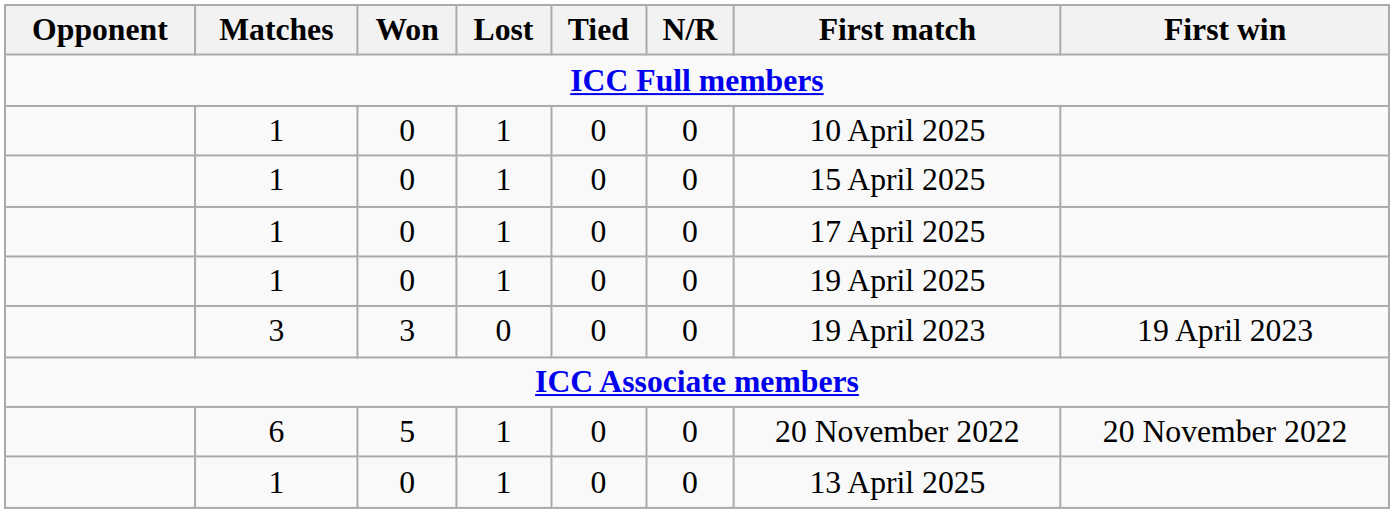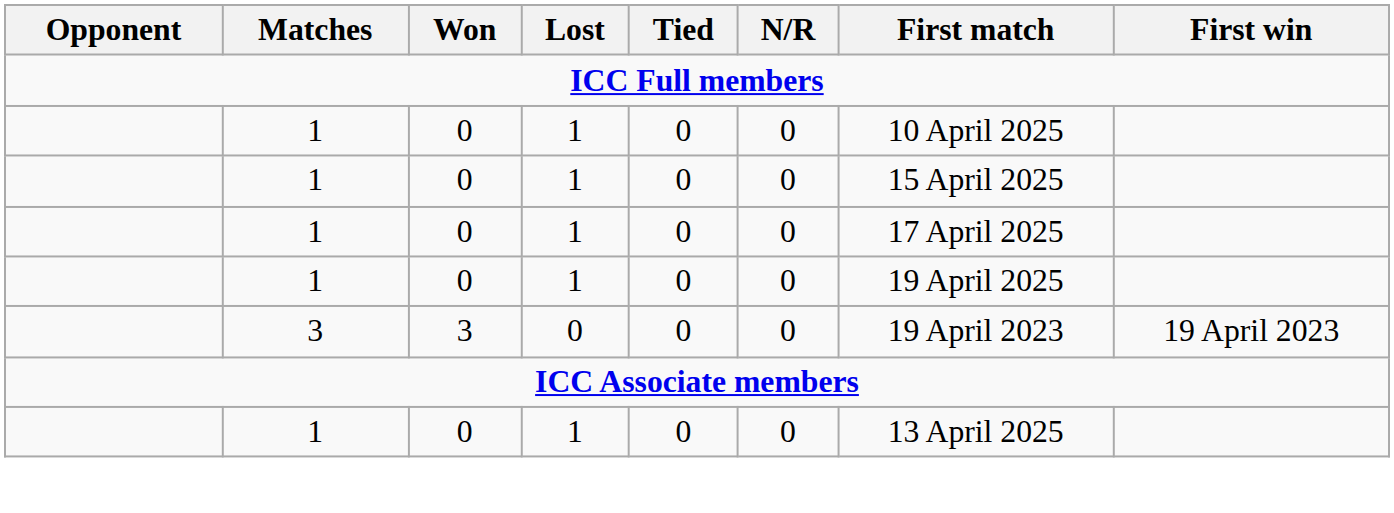- row: (276, 431)
